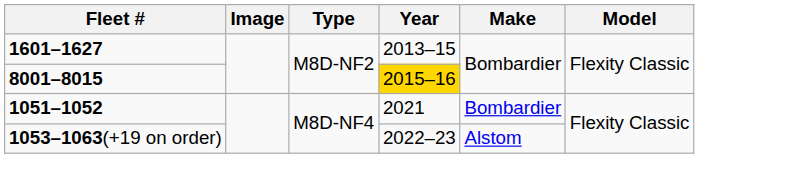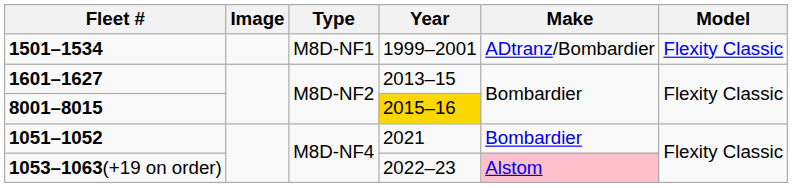+ row: (56, 49)
(493, 138) no background -> (514, 167) pink background
